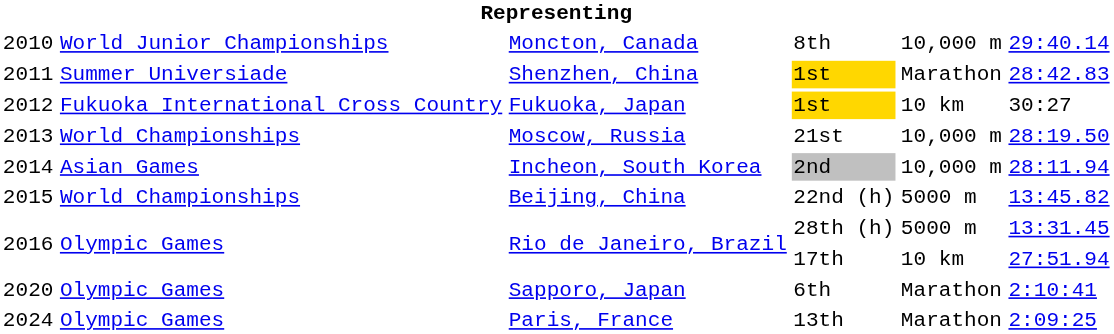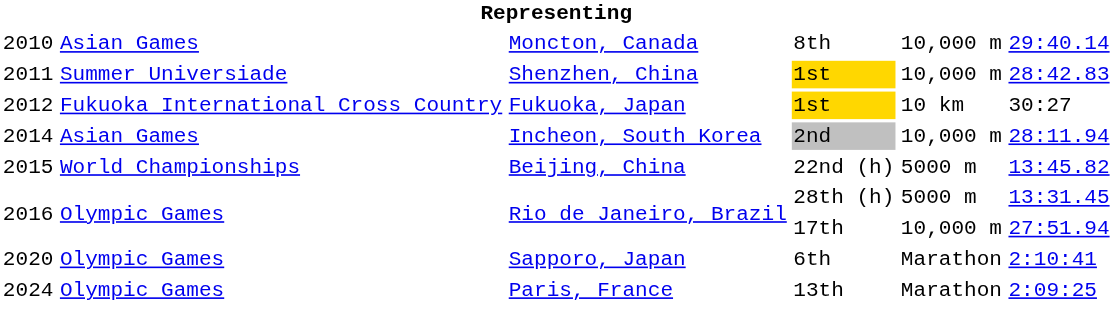(224, 44) World Junior Championships -> (129, 44) Asian Games
(951, 75) Marathon -> (951, 75) 10,000 m
- row: (597, 136)
(932, 259) 10 km -> (951, 228) 10,000 m
